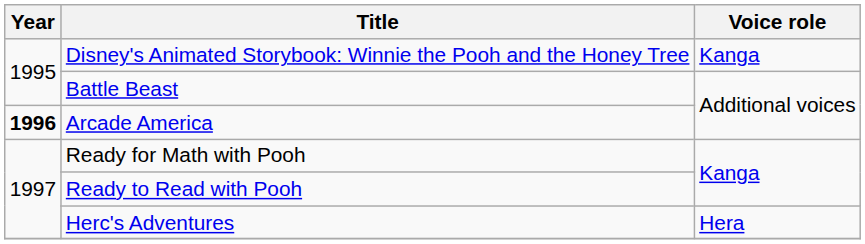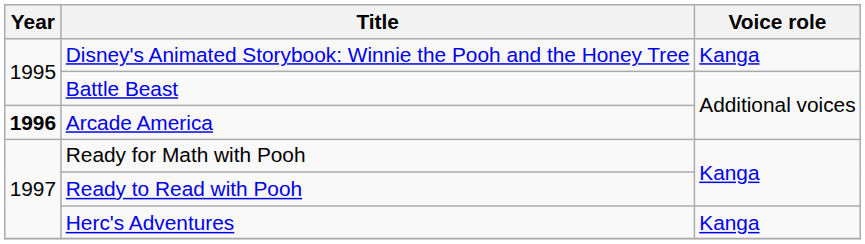(722, 222) Hera -> (729, 222) Kanga
